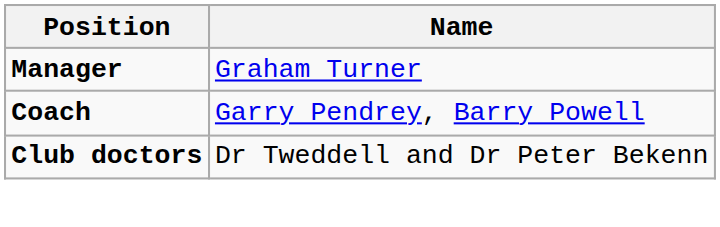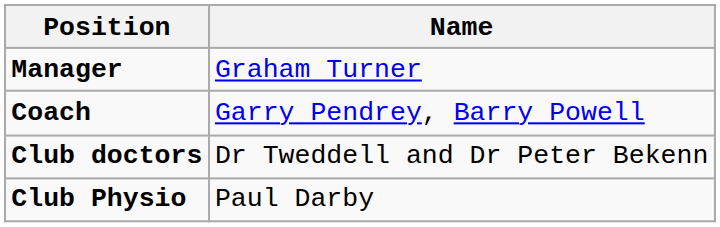+ row: (99, 200)
